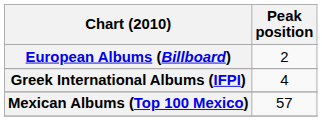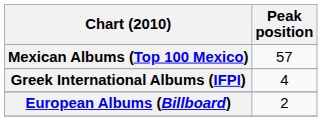rows swapped: (128, 56) <-> (128, 103)
